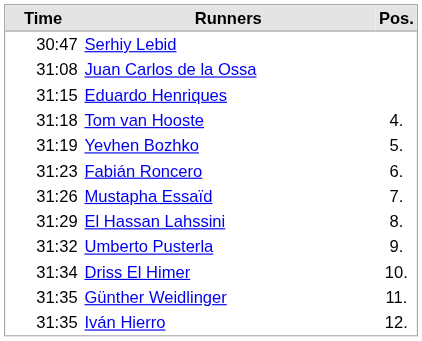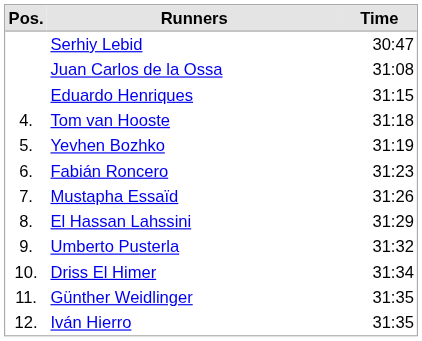columns swapped: (396, 18) <-> (43, 18)
